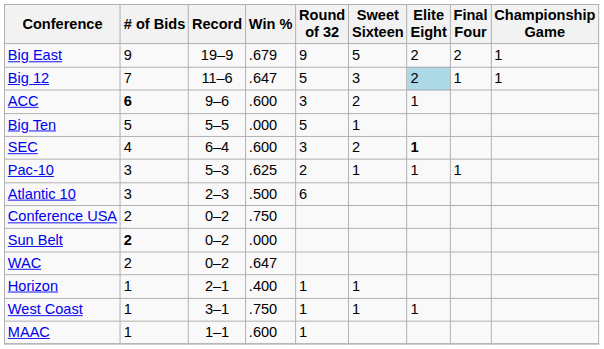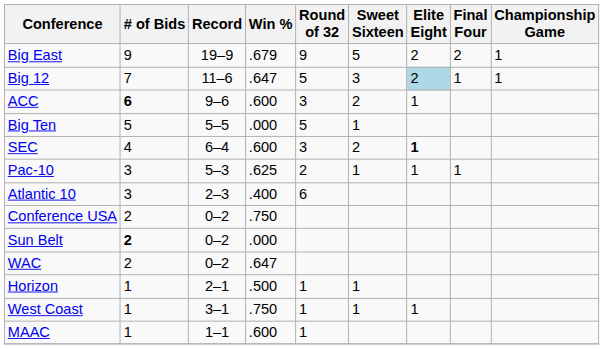(263, 194) .500 -> (263, 194) .400
(263, 286) .400 -> (263, 286) .500
